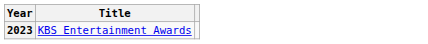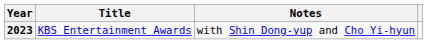+ column: (306, 13)
